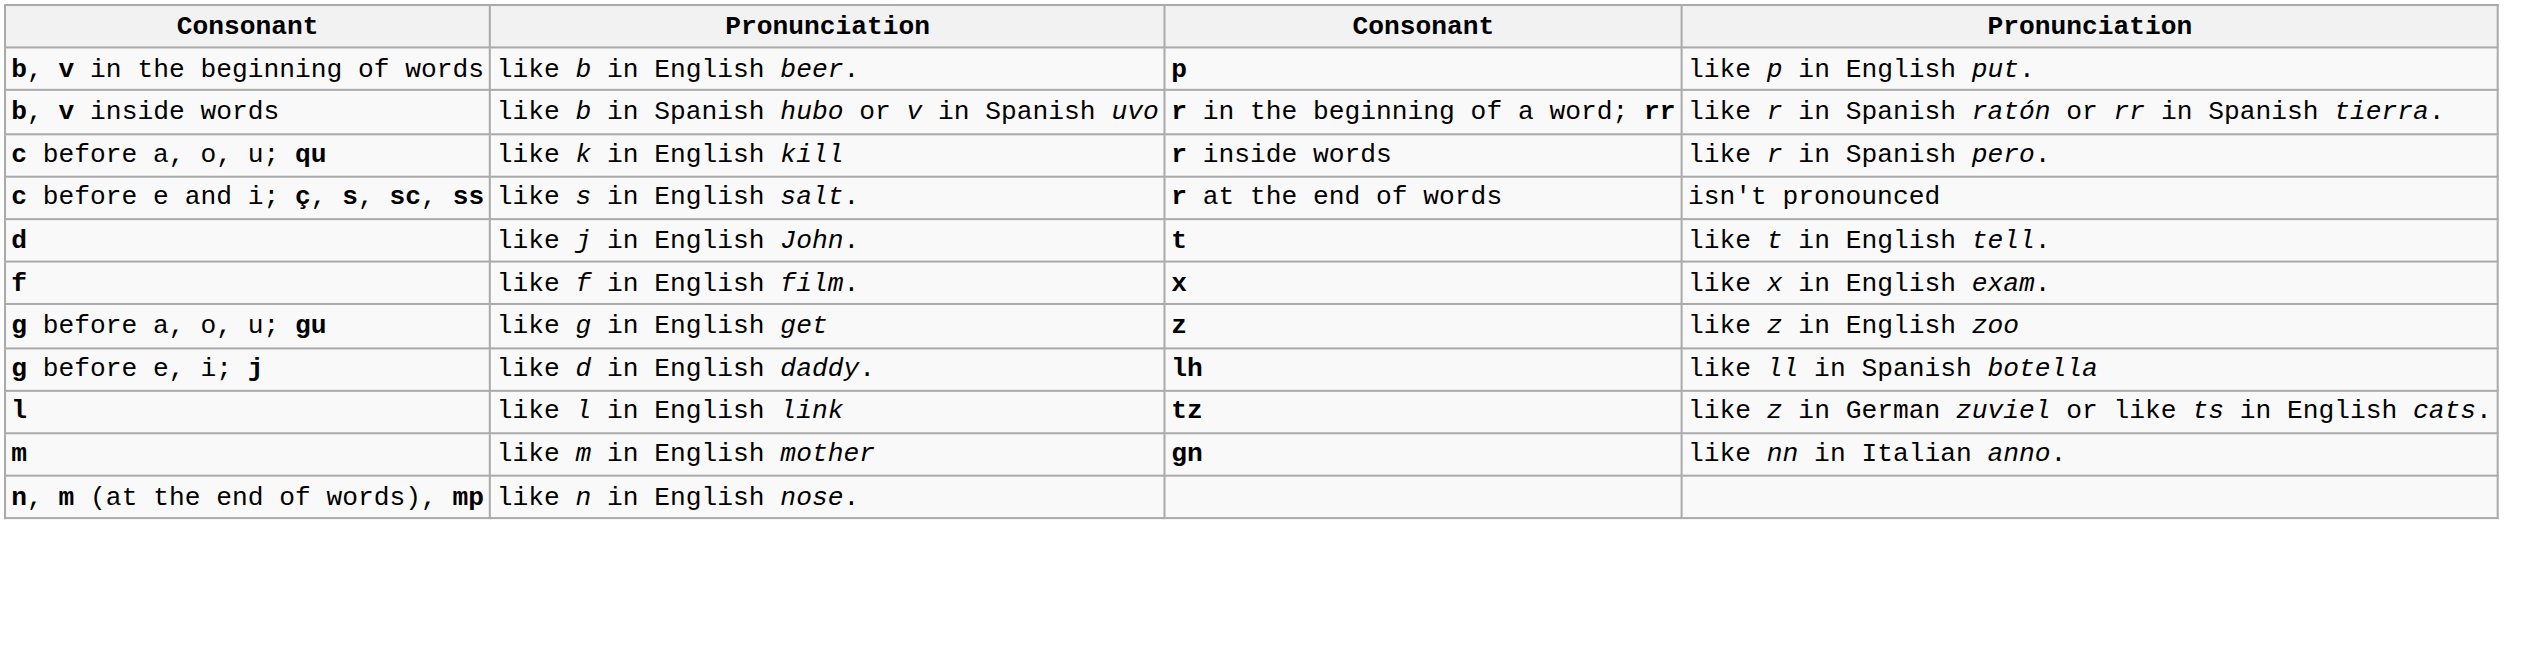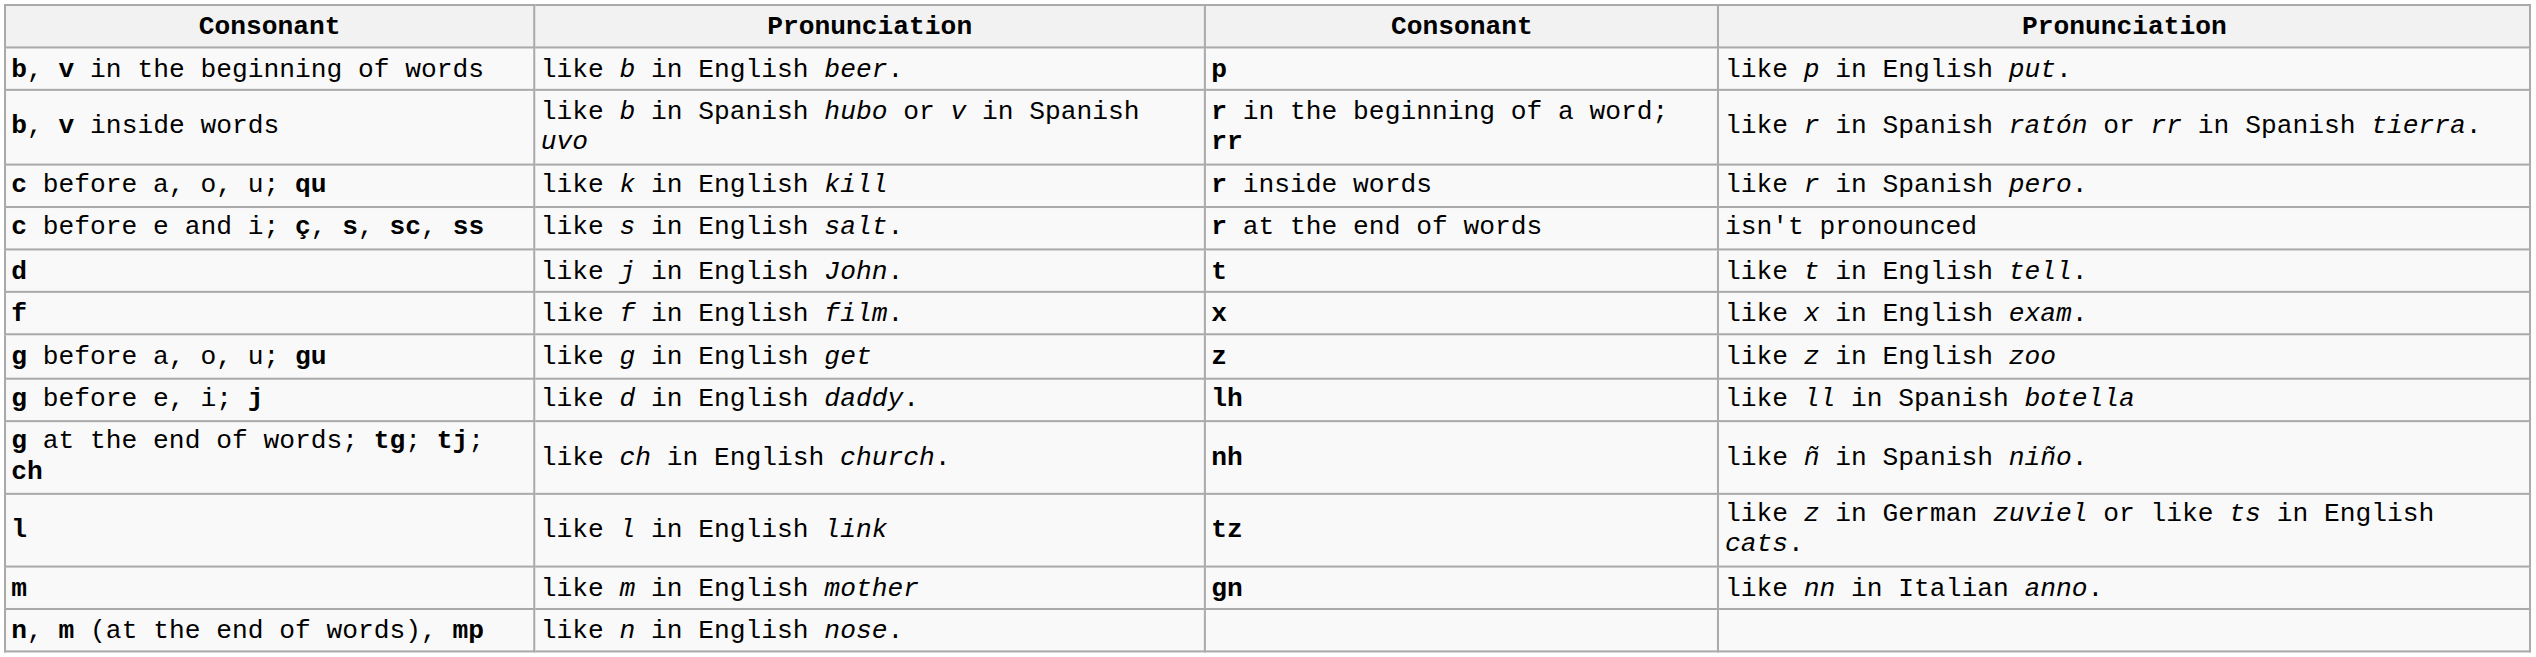+ row: (248, 457)
